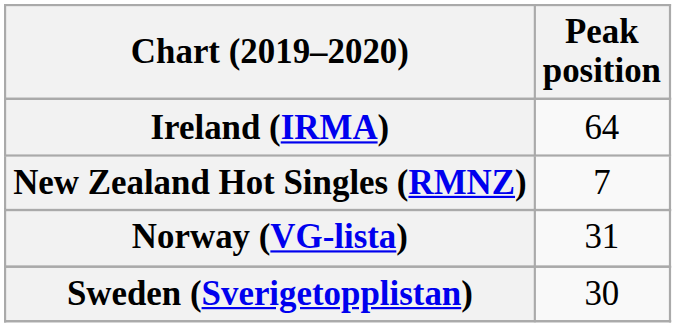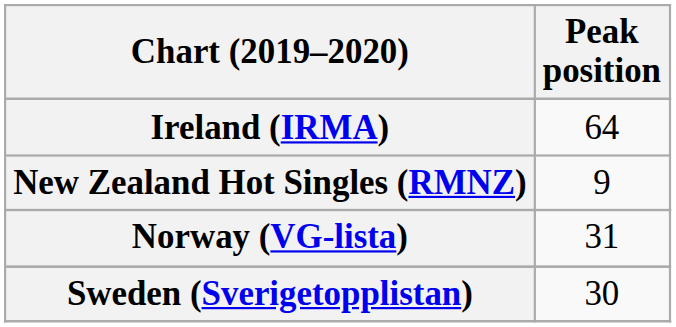(602, 182) 7 -> (602, 182) 9
